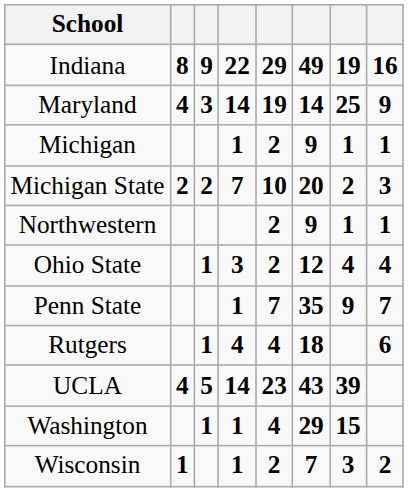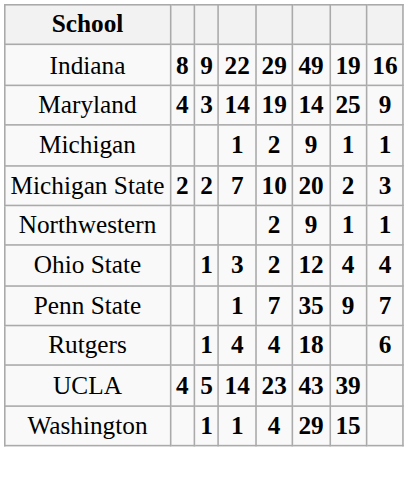- row: (87, 465)
